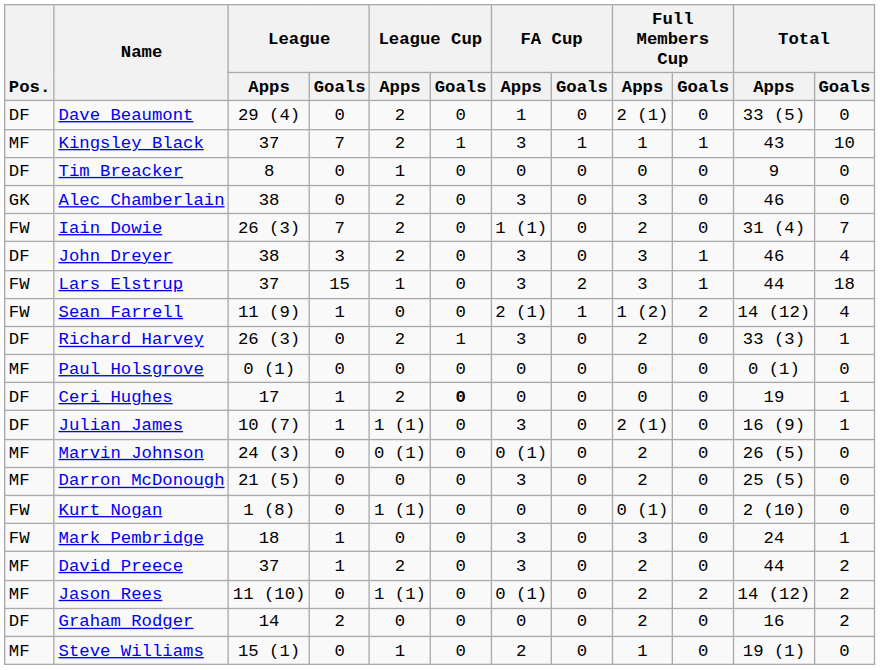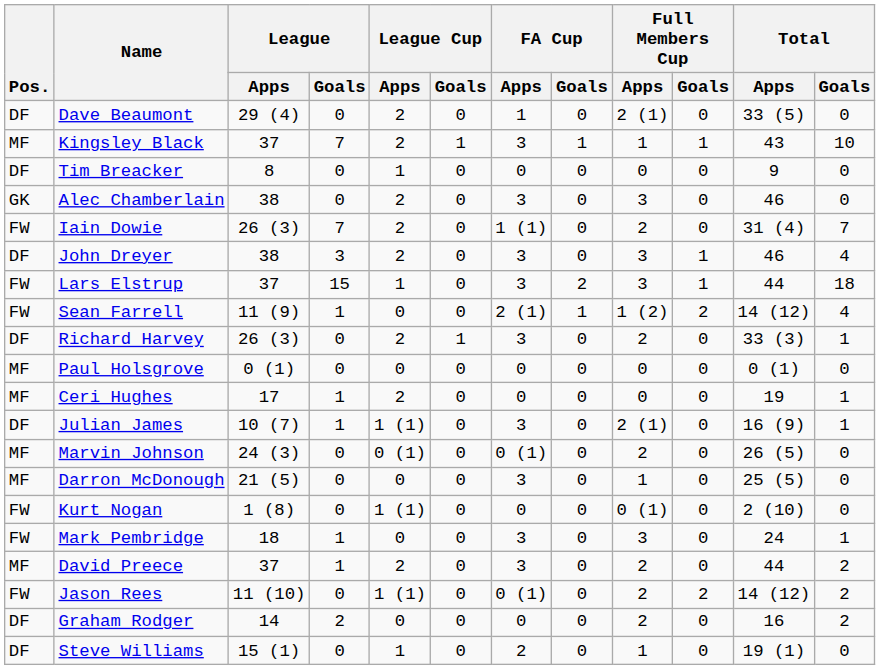(19, 397) DF -> (19, 397) MF
(461, 397) bold -> (461, 397) normal
(643, 481) 2 -> (643, 481) 1
(19, 594) MF -> (19, 594) FW
(19, 650) MF -> (19, 650) DF
